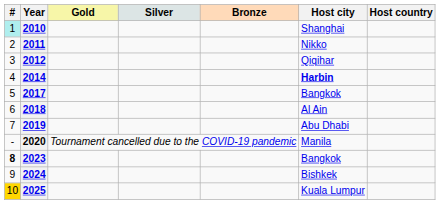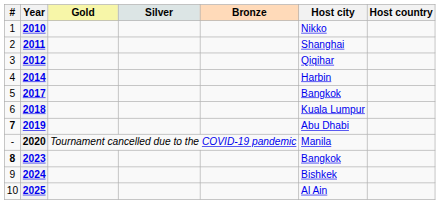(12, 28) paleturquoise background -> (12, 28) no background
(323, 28) Shanghai -> (314, 28) Nikko
(314, 45) Nikko -> (323, 45) Shanghai
(317, 77) bold -> (316, 77) normal
(314, 110) Al Ain -> (333, 110) Kuala Lumpur
(12, 126) normal -> (12, 126) bold
(12, 191) gold background -> (12, 191) no background
(333, 191) Kuala Lumpur -> (314, 191) Al Ain
